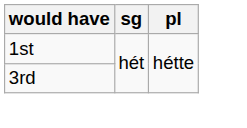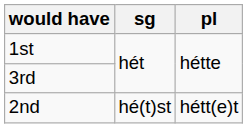+ row: (24, 107)
